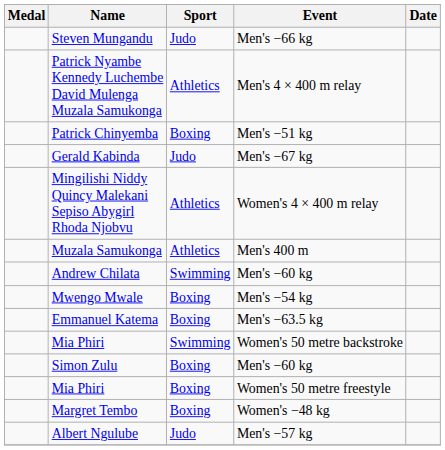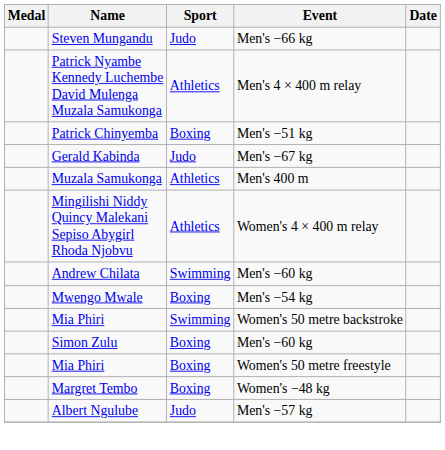rows swapped: (107, 251) <-> (100, 203)
- row: (105, 319)
